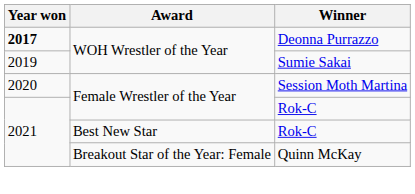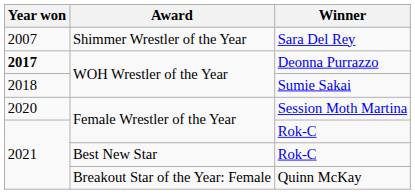+ row: (160, 39)
(22, 62) 2019 -> (22, 85) 2018
